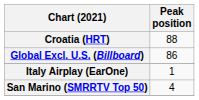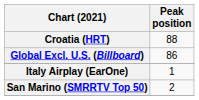(172, 87) 4 -> (172, 87) 2
